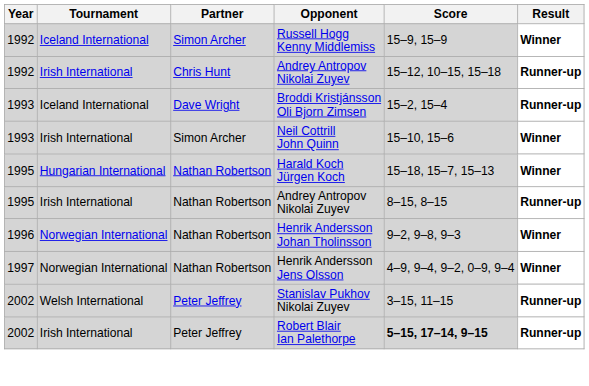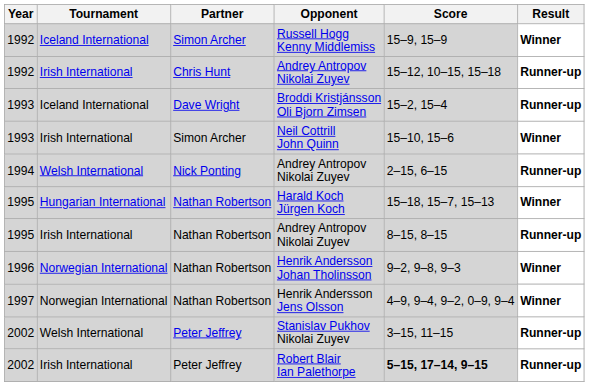+ row: (21, 170)
